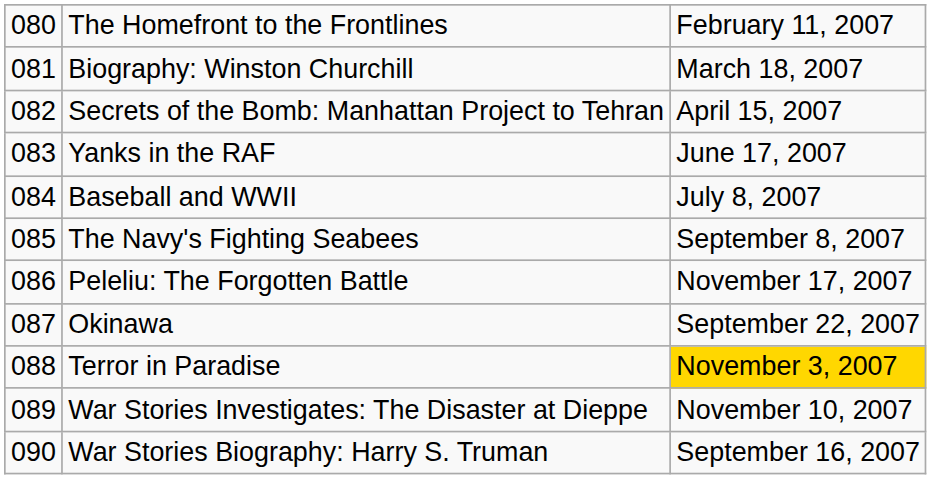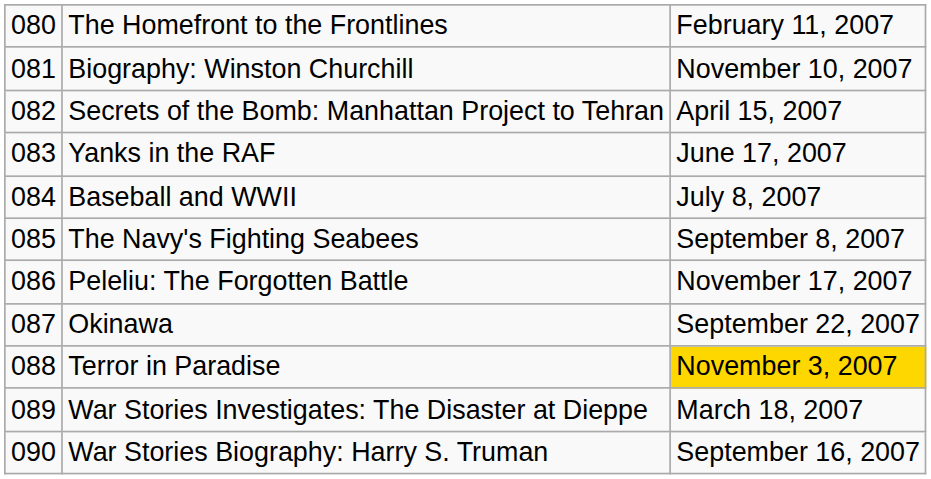(770, 68) March 18, 2007 -> (794, 68) November 10, 2007
(794, 409) November 10, 2007 -> (770, 409) March 18, 2007
